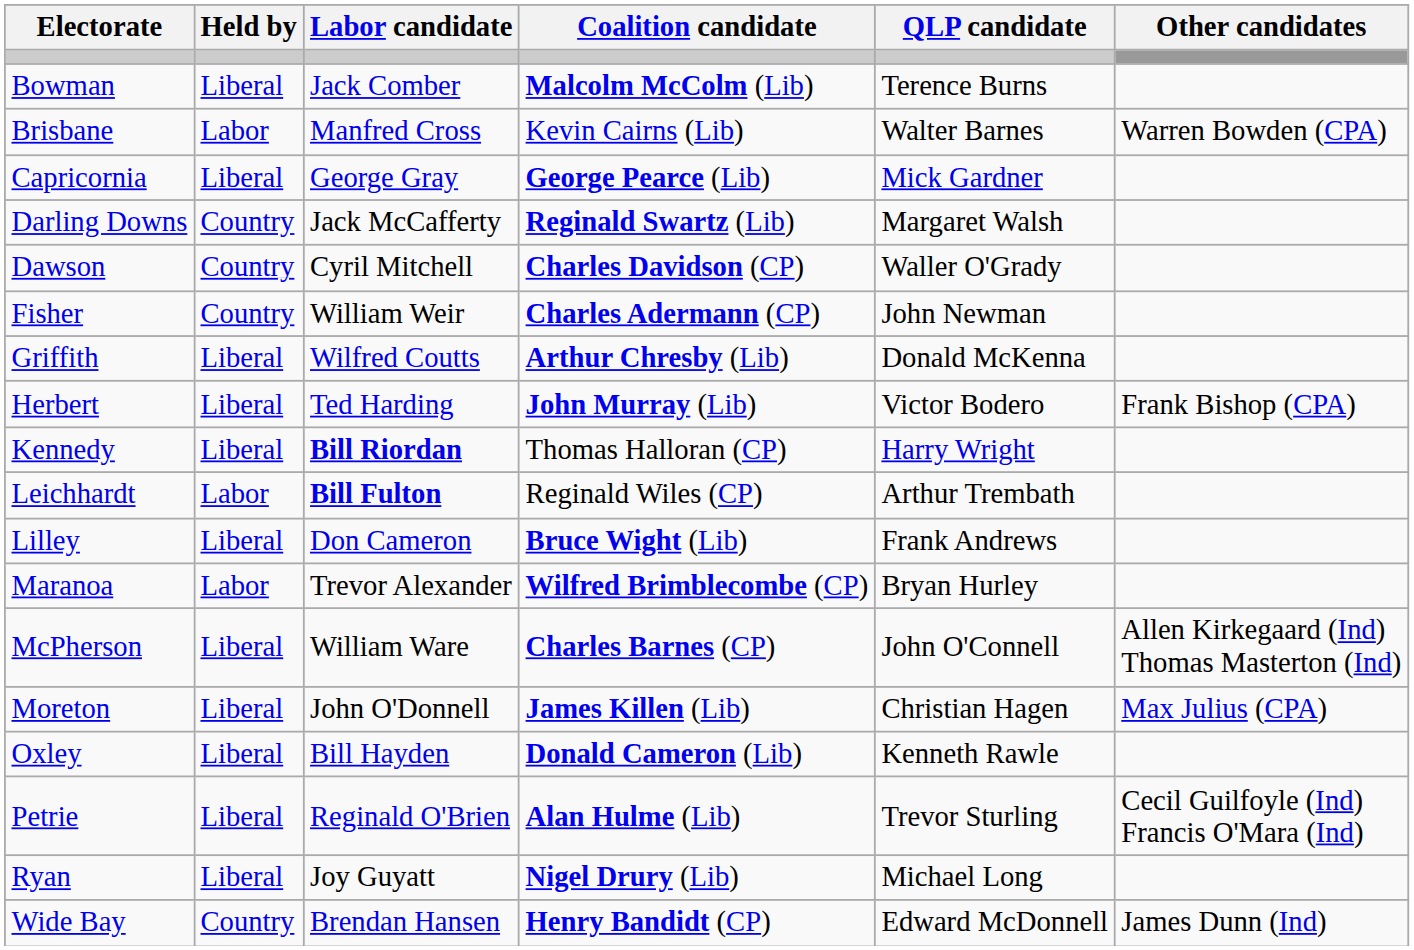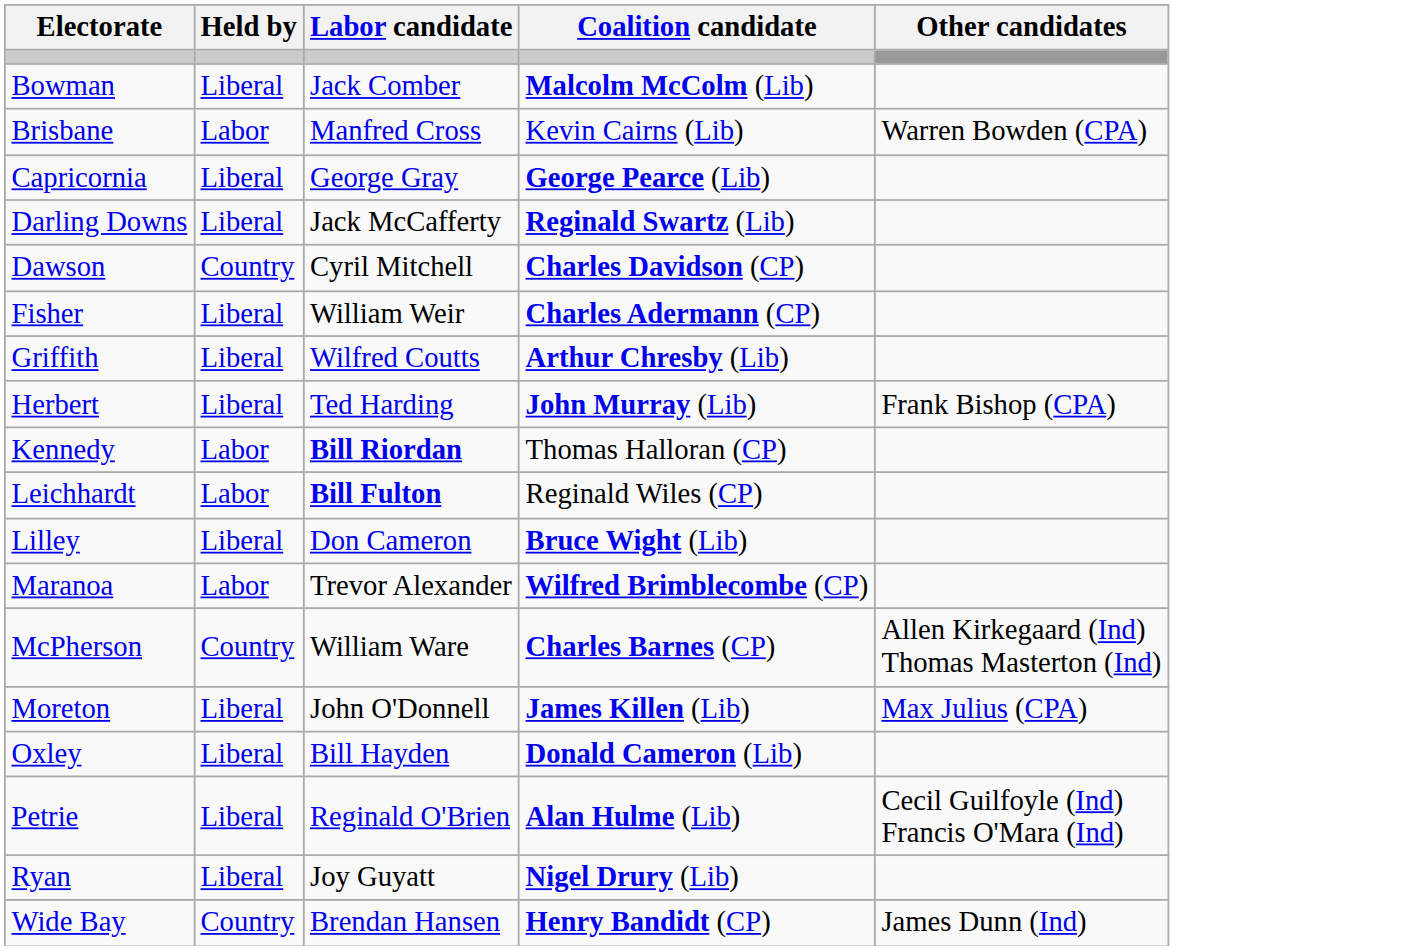- column: (995, 27)
(247, 222) Country -> (242, 222) Liberal
(247, 312) Country -> (242, 312) Liberal
(242, 449) Liberal -> (235, 449) Labor
(242, 646) Liberal -> (247, 646) Country
